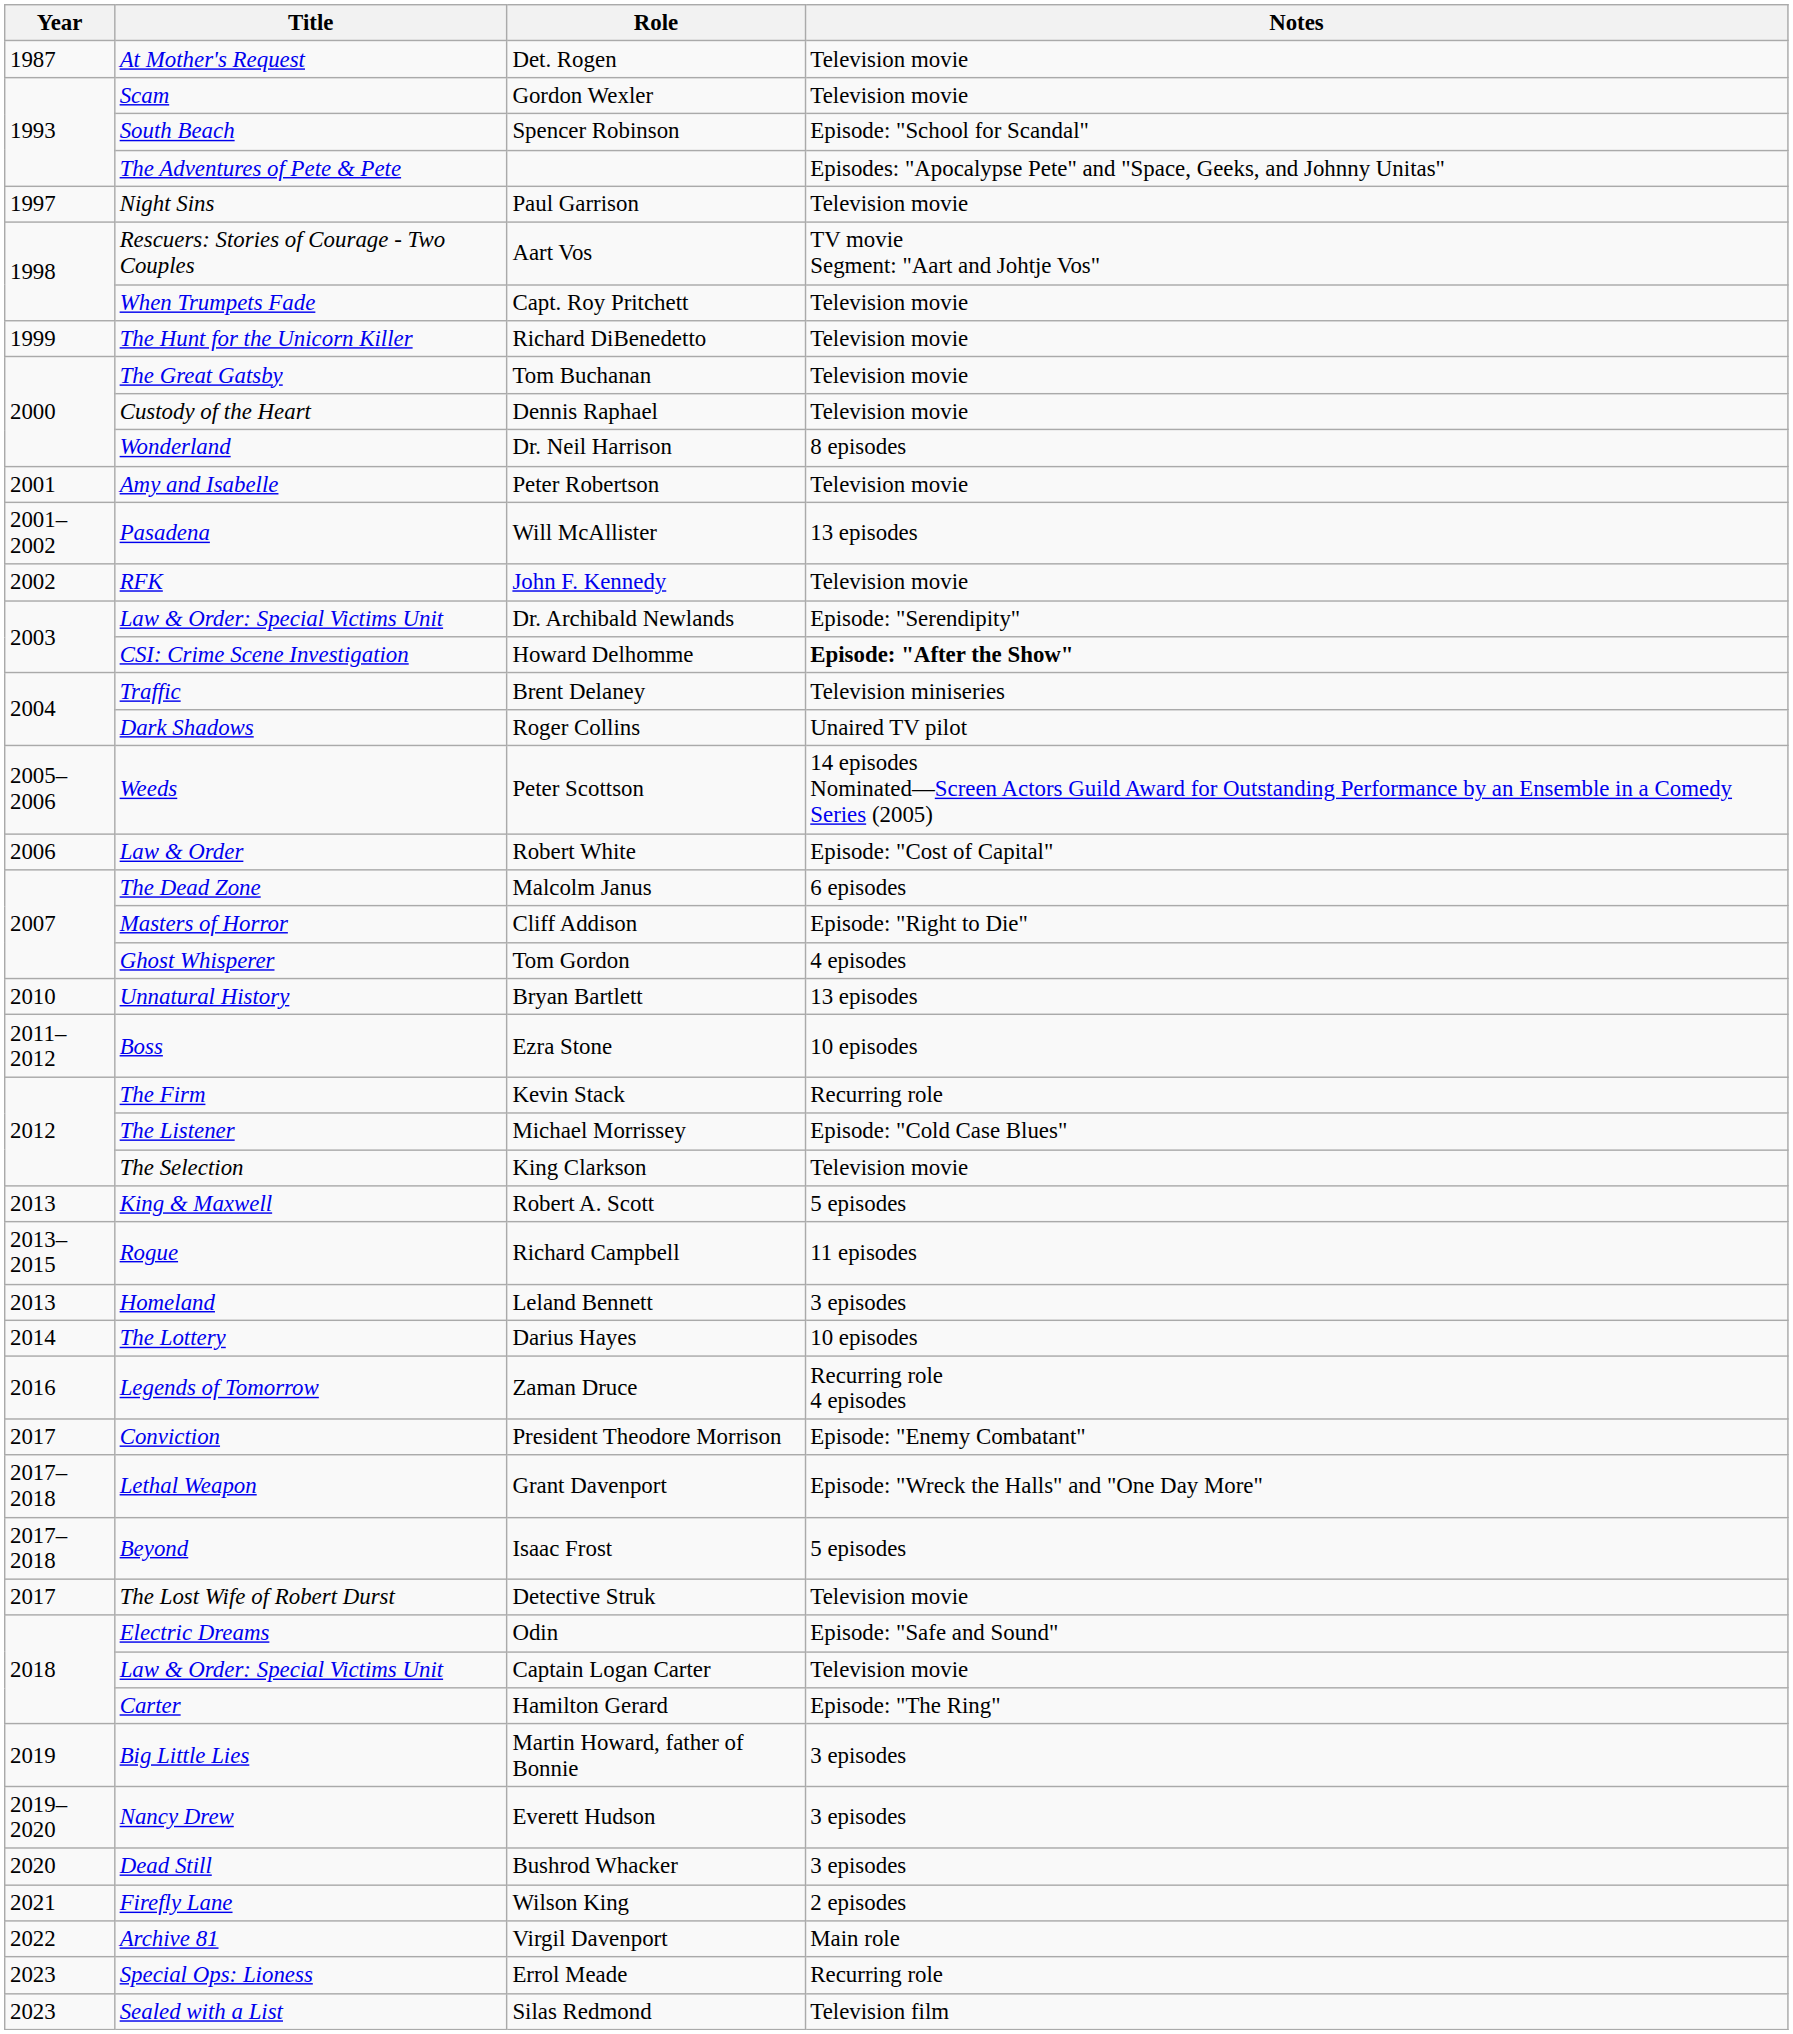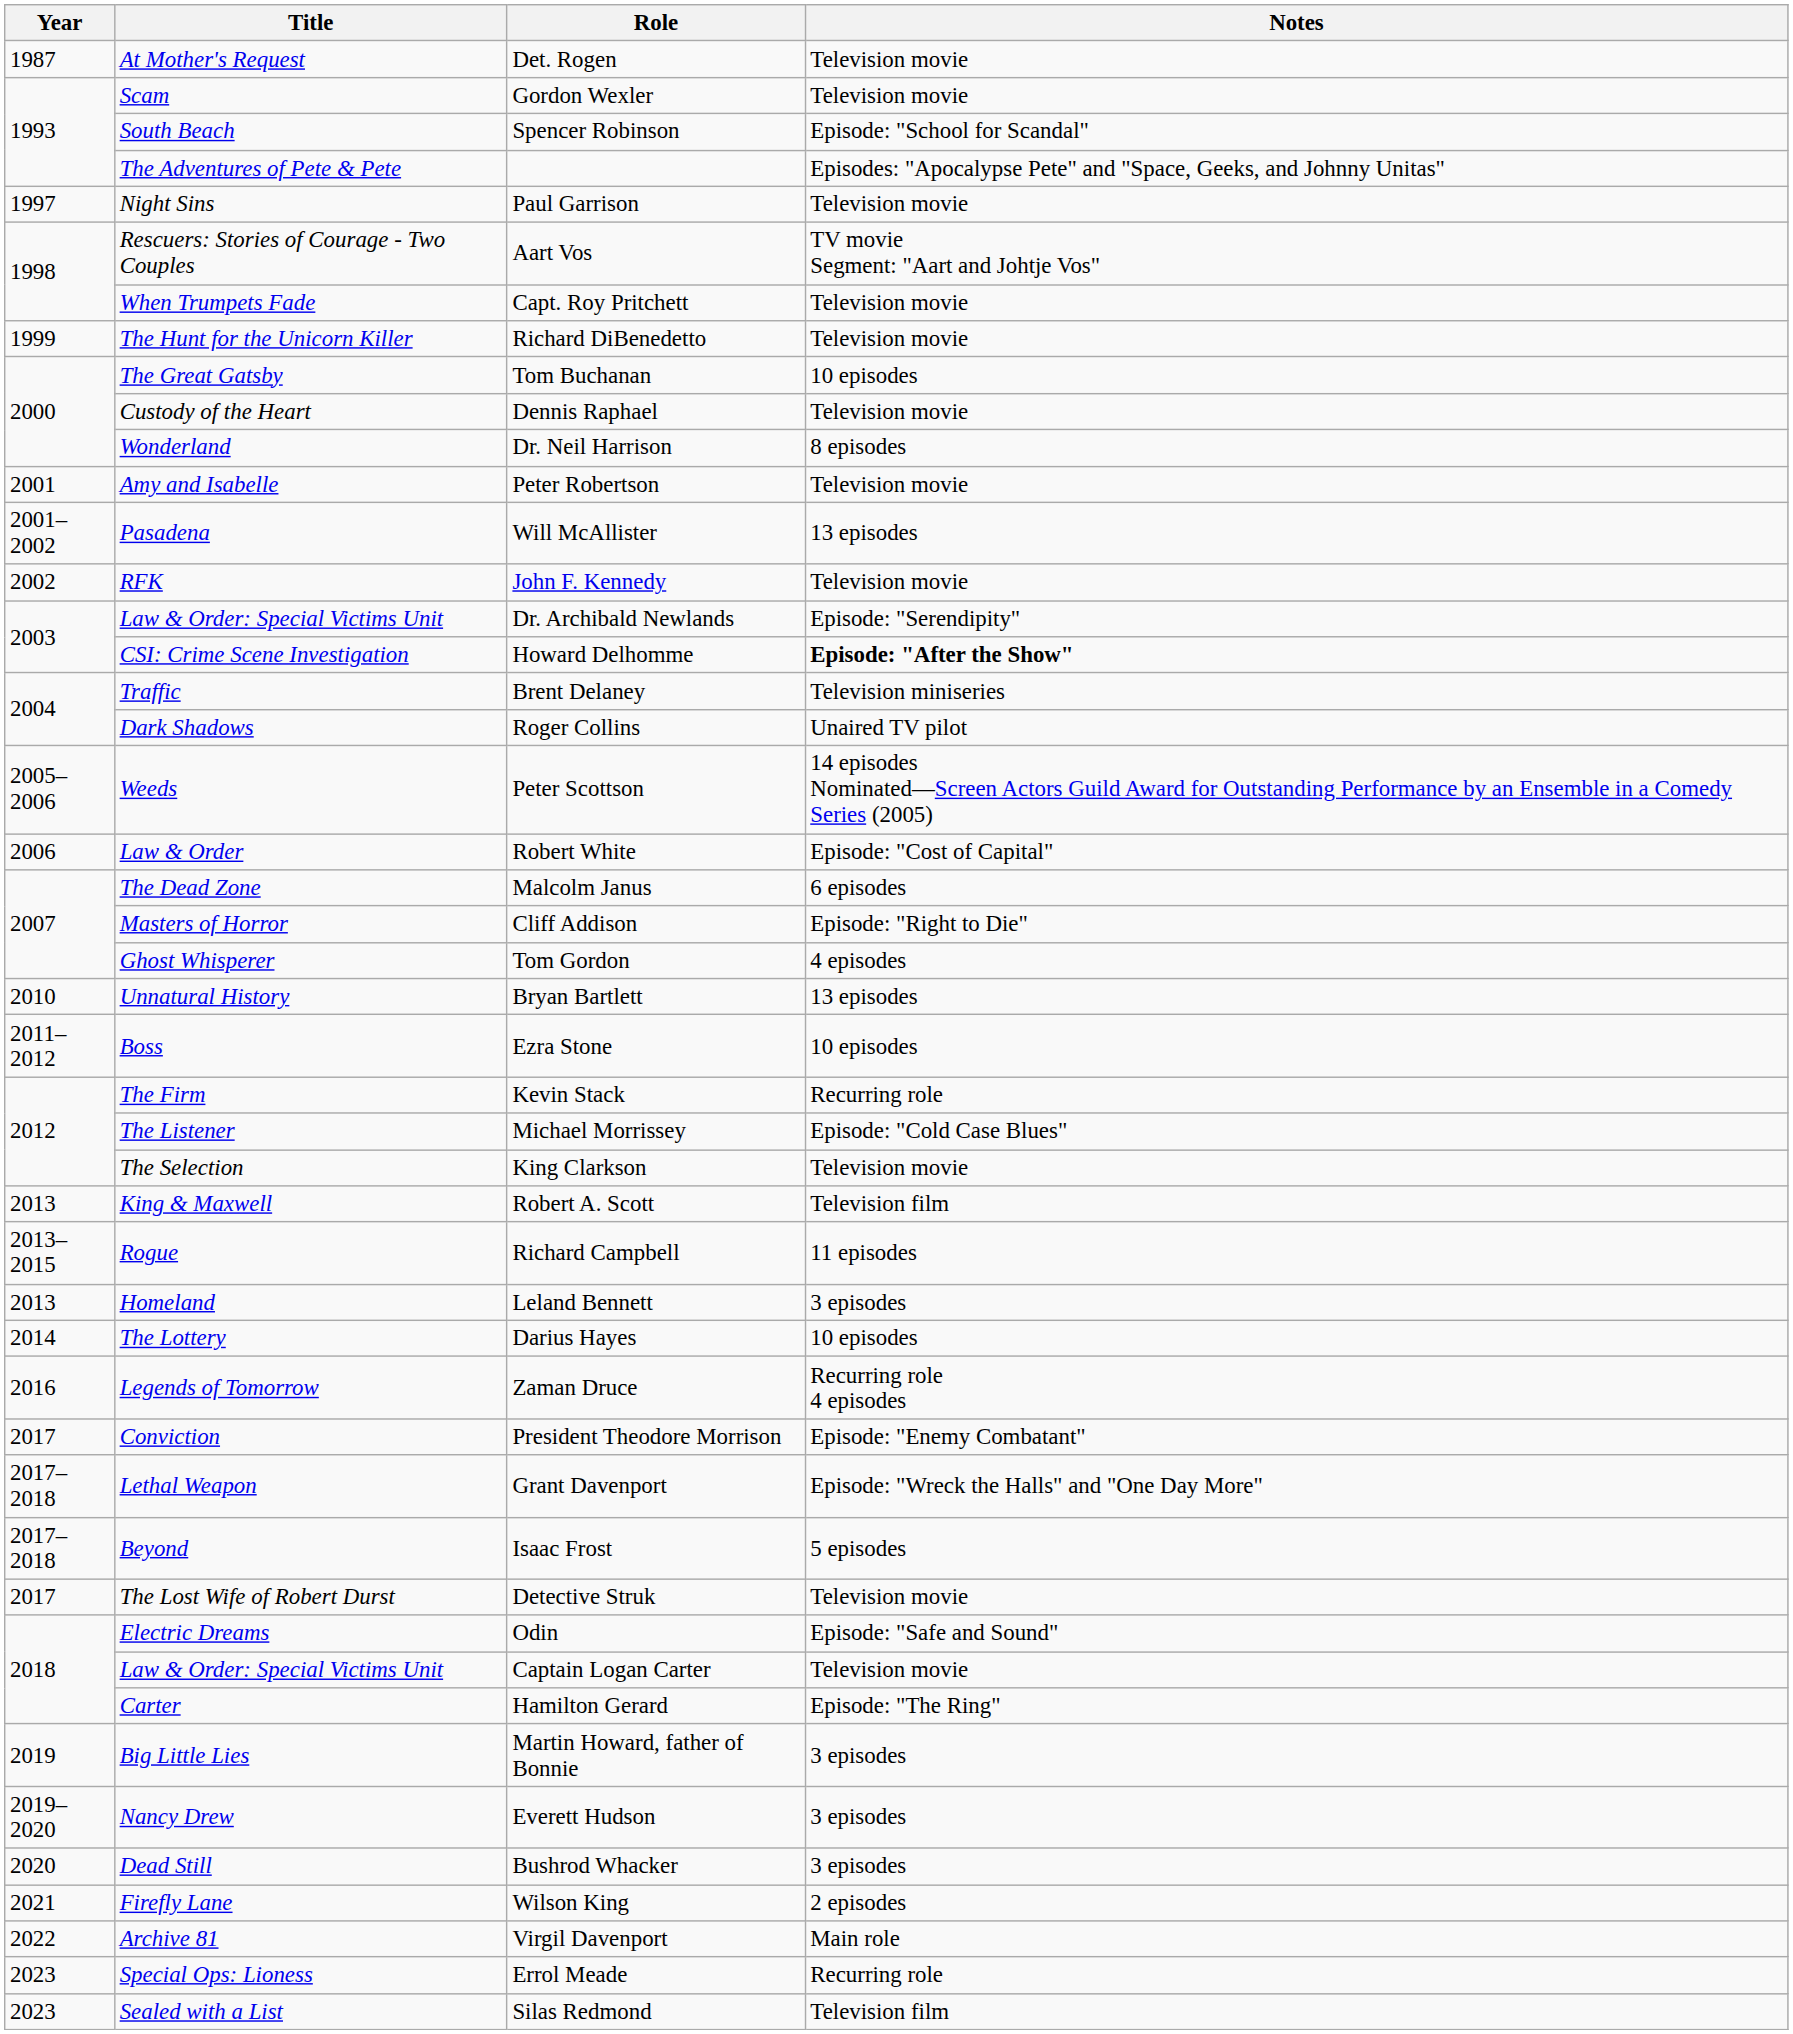(889, 374) Television movie -> (864, 374) 10 episodes
(858, 1203) 5 episodes -> (880, 1203) Television film
